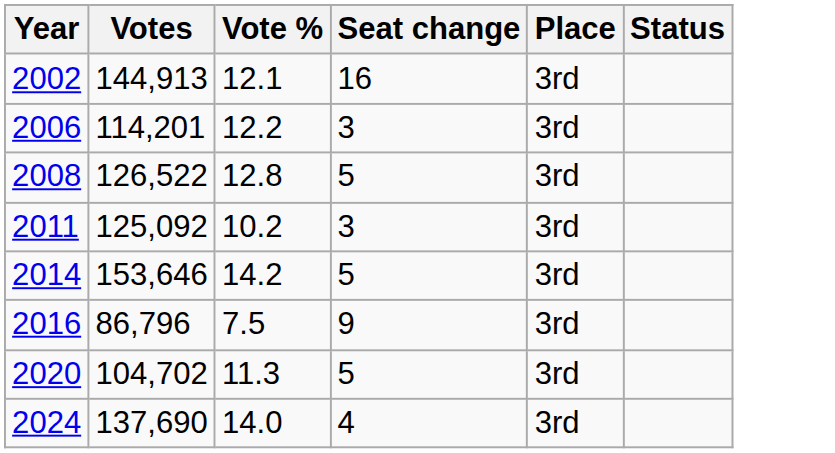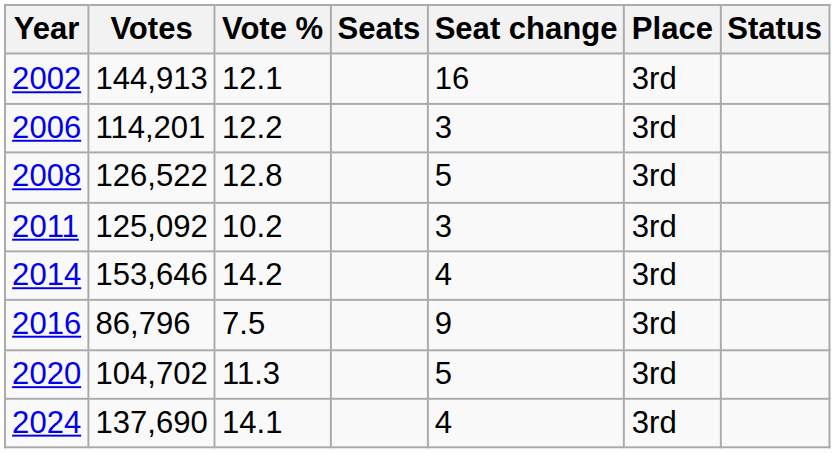+ column: (379, 29)
(346, 275) 5 -> (443, 275) 4
(252, 422) 14.0 -> (252, 422) 14.1
